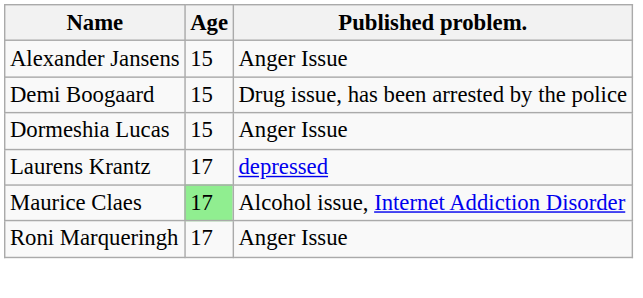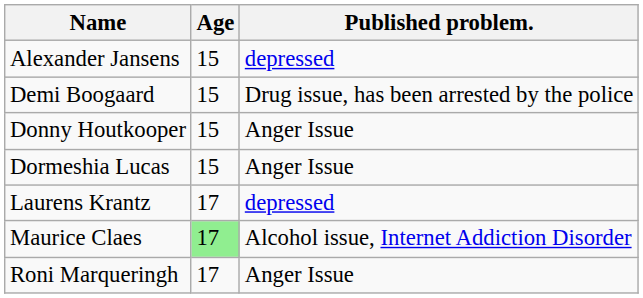(293, 58) Anger Issue -> (290, 58) depressed
+ row: (98, 130)
